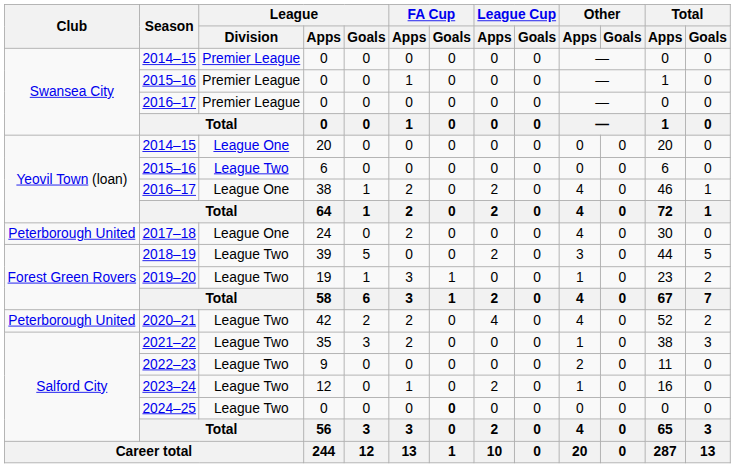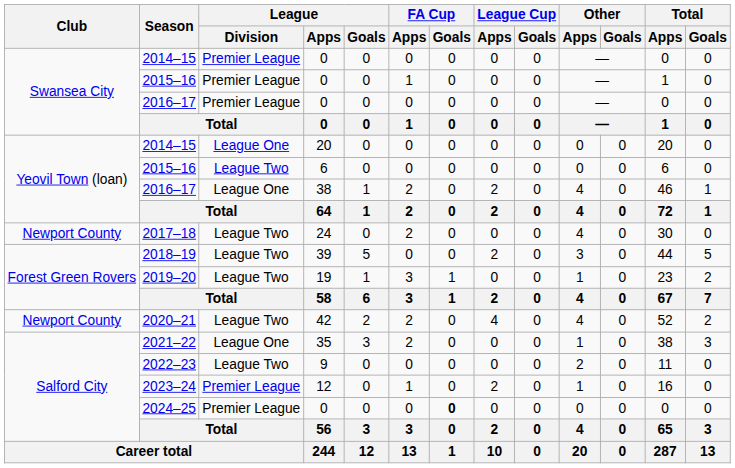(72, 233) Peterborough United -> (72, 233) Newport County
(251, 233) League One -> (251, 233) League Two
(72, 320) Peterborough United -> (72, 320) Newport County
(251, 342) League Two -> (251, 342) League One
(251, 386) League Two -> (251, 386) Premier League
(251, 408) League Two -> (251, 408) Premier League
